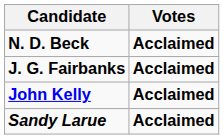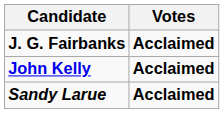- row: (49, 43)
